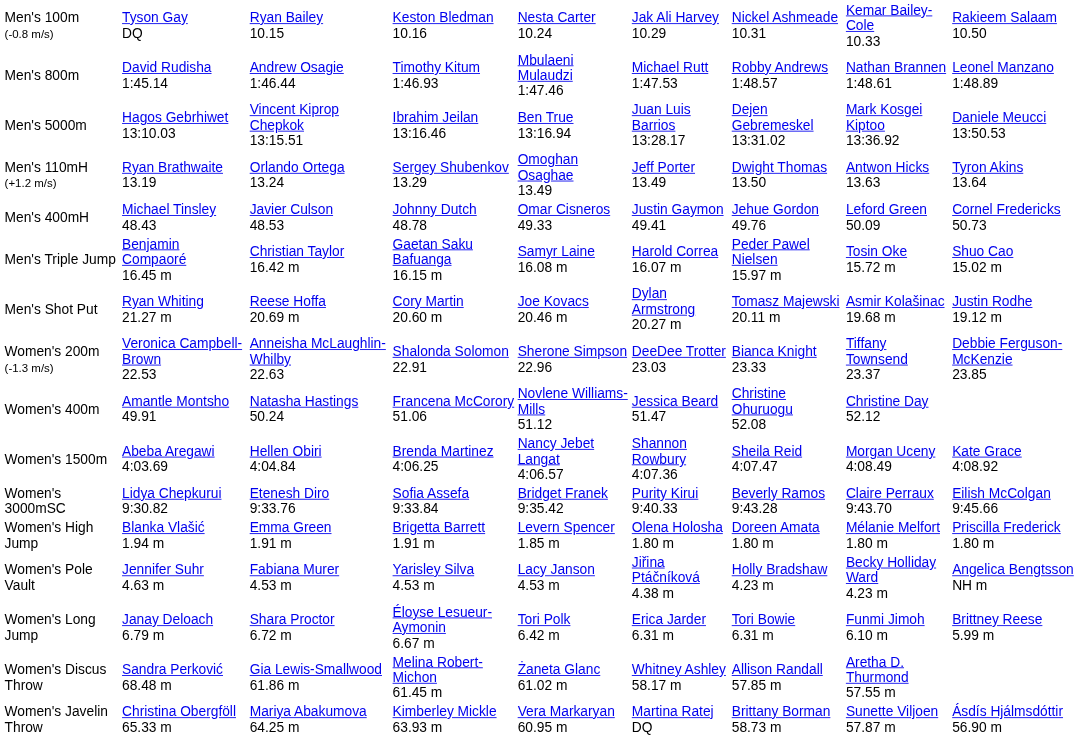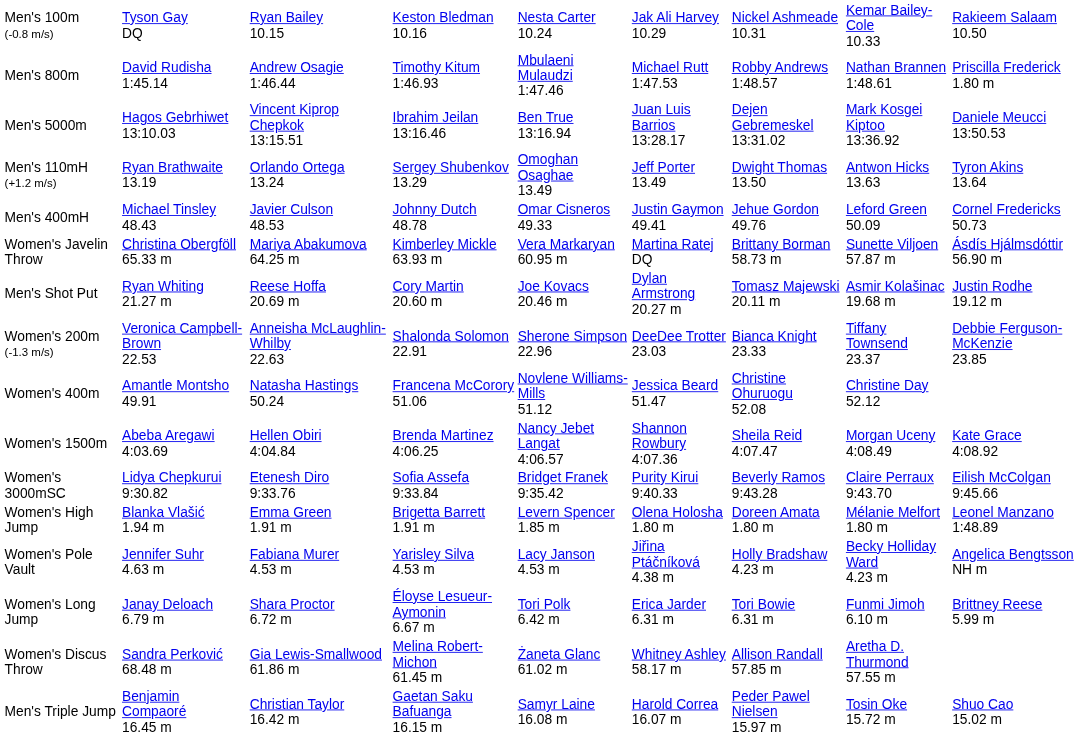(1003, 75) Leonel Manzano 1:48.89 -> (1006, 75) Priscilla Frederick 1.80 m
rows swapped: (60, 259) <-> (56, 719)
(1006, 535) Priscilla Frederick 1.80 m -> (1003, 520) Leonel Manzano 1:48.89
